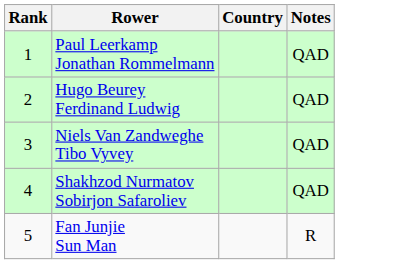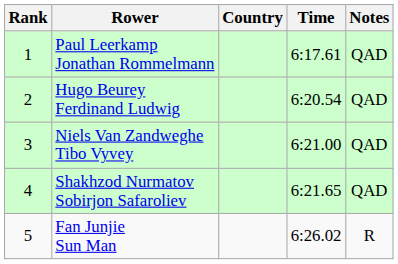+ column: (316, 17)
